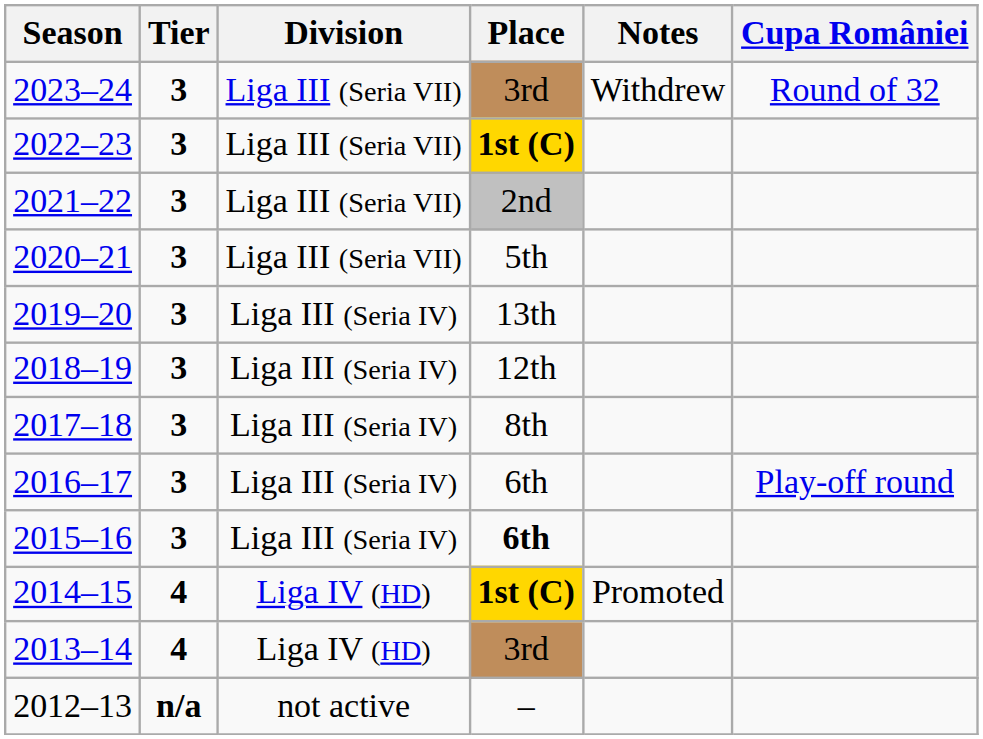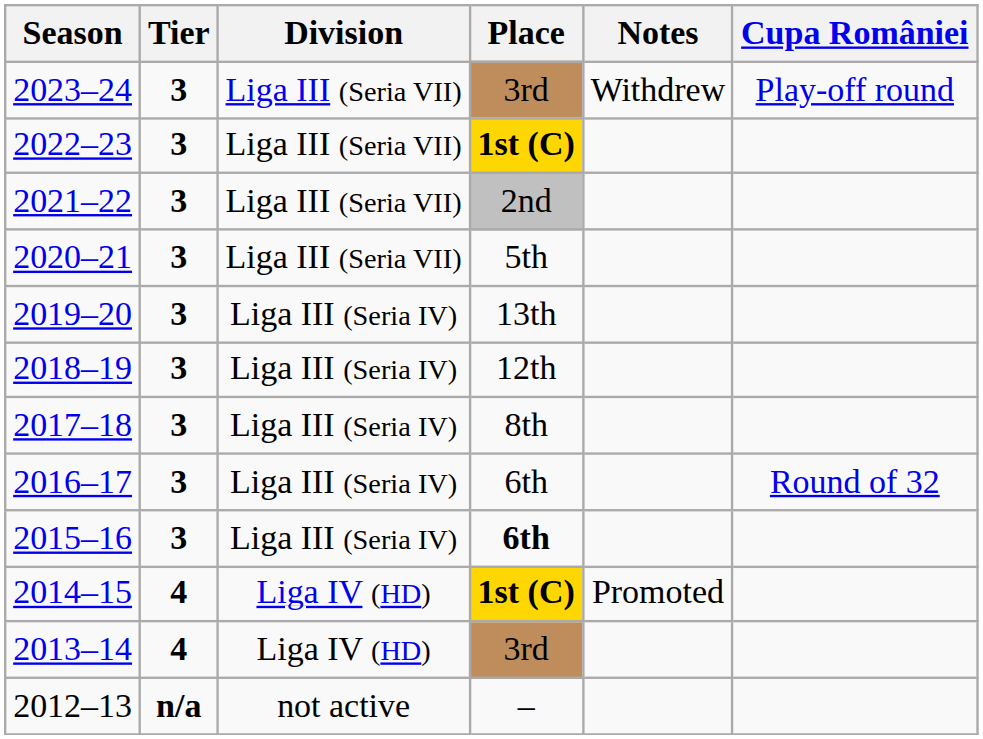(855, 88) Round of 32 -> (855, 88) Play-off round
(855, 481) Play-off round -> (855, 481) Round of 32
